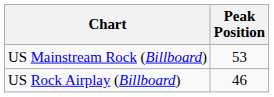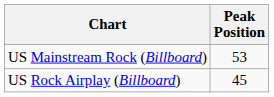(239, 80) 46 -> (239, 80) 45
